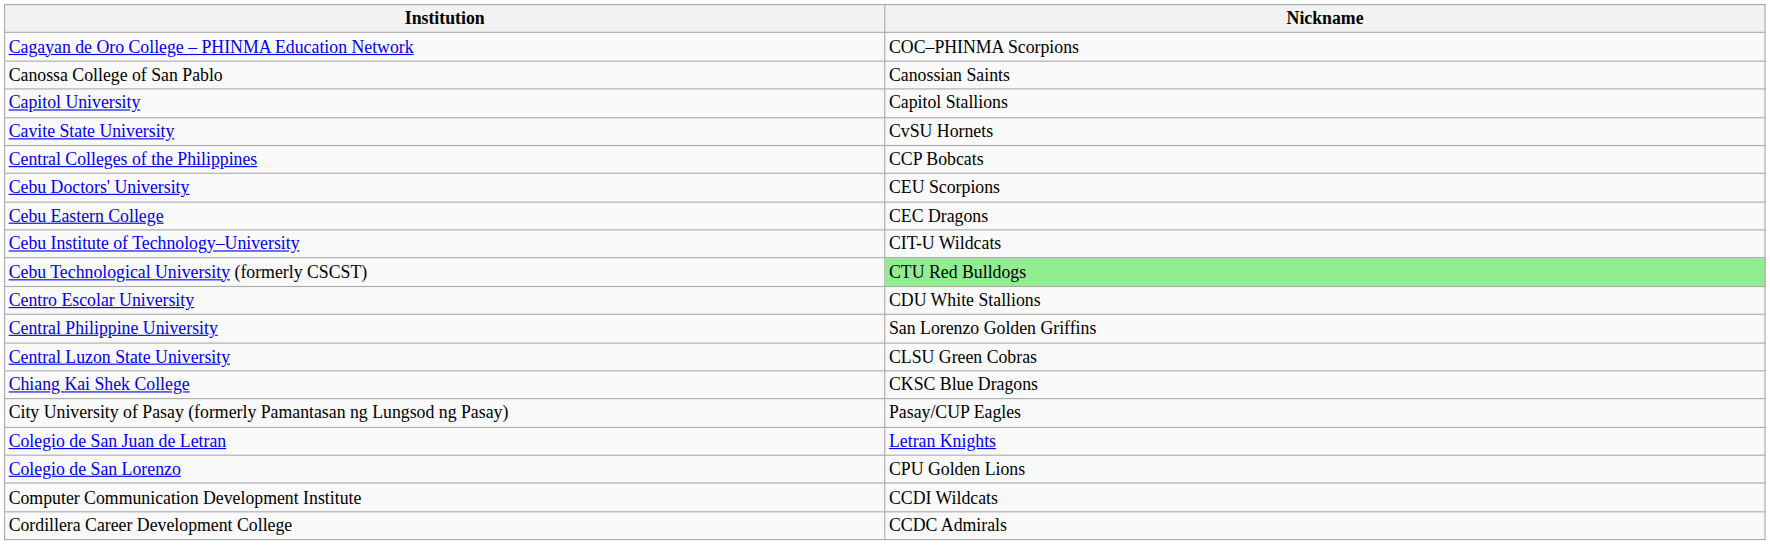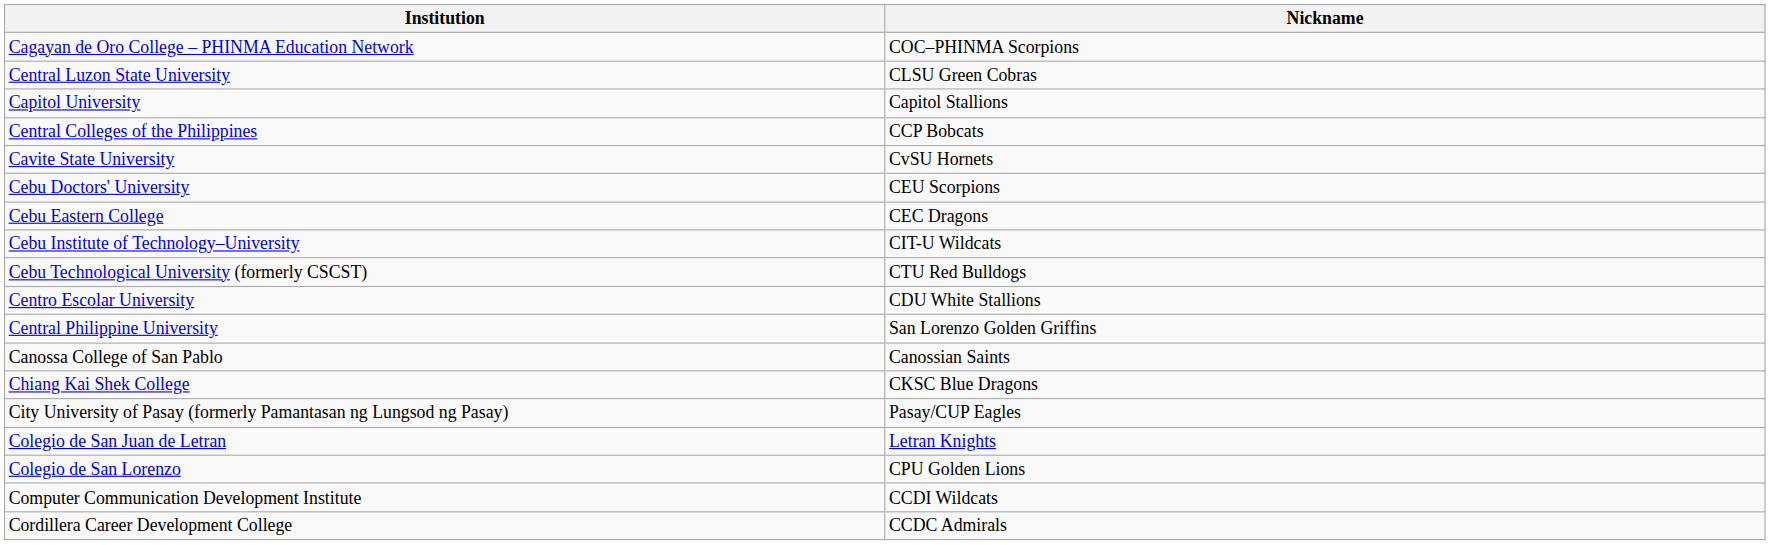rows swapped: (116, 74) <-> (119, 356)
rows swapped: (92, 131) <-> (133, 159)
(958, 272) lightgreen background -> (958, 272) no background
